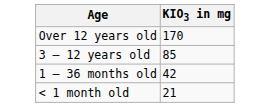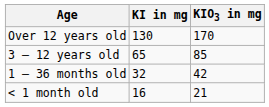+ column: (160, 15)
